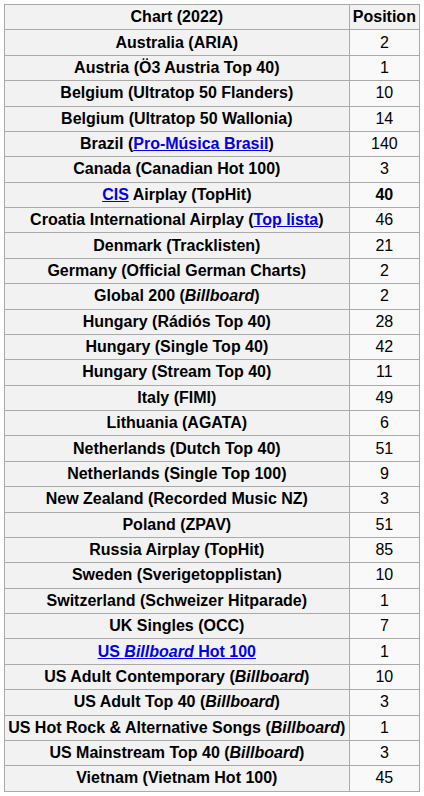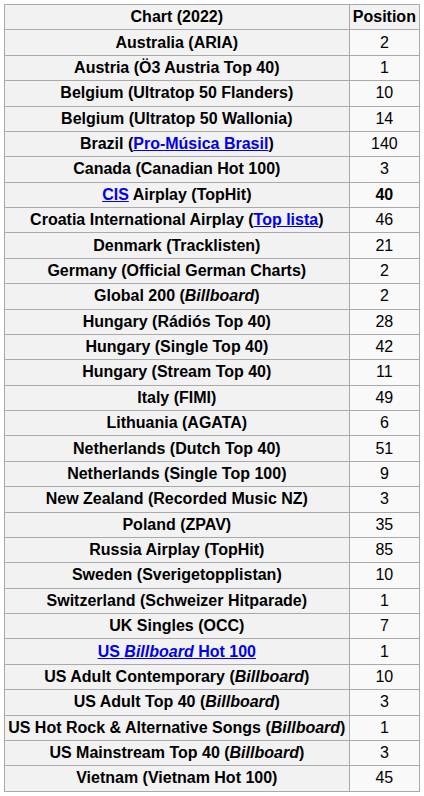(384, 524) 51 -> (384, 524) 35
